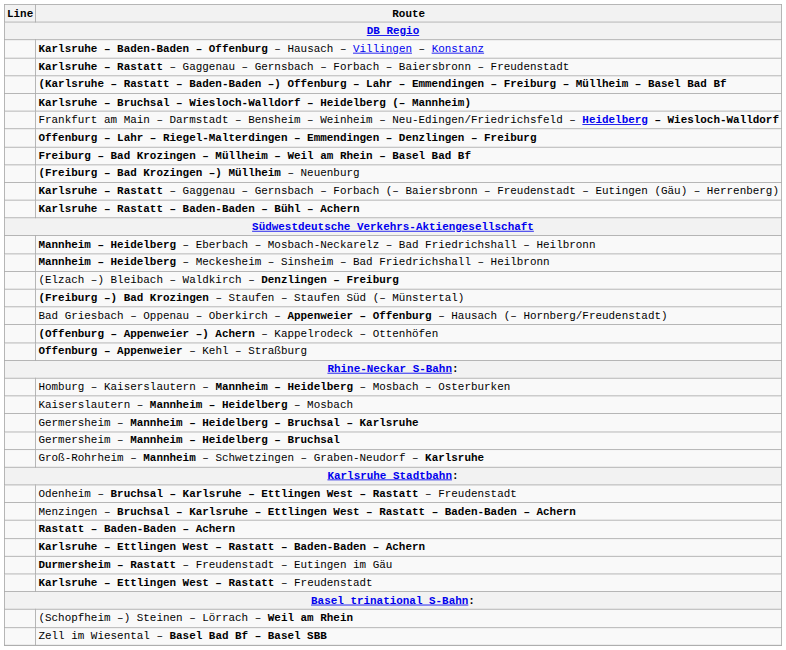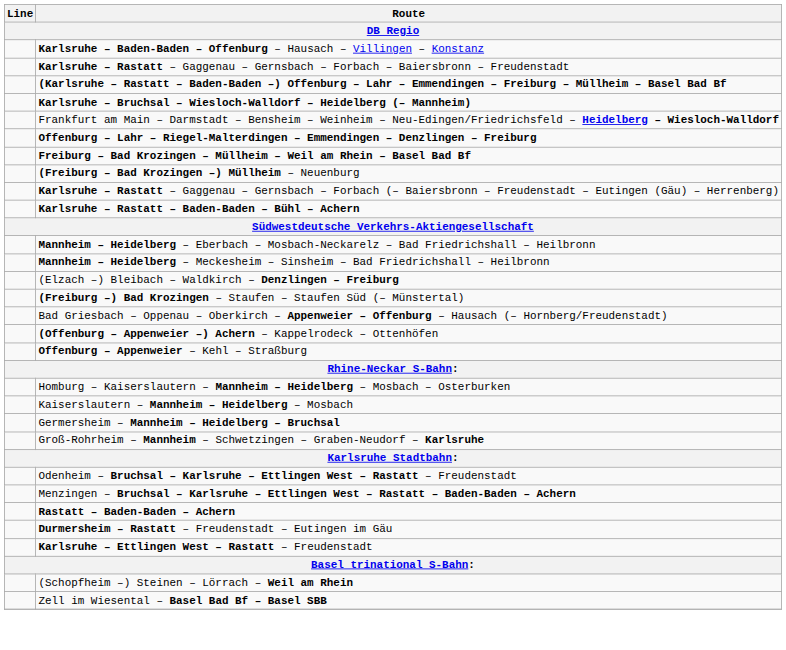- row: (228, 423)
- row: (232, 547)
